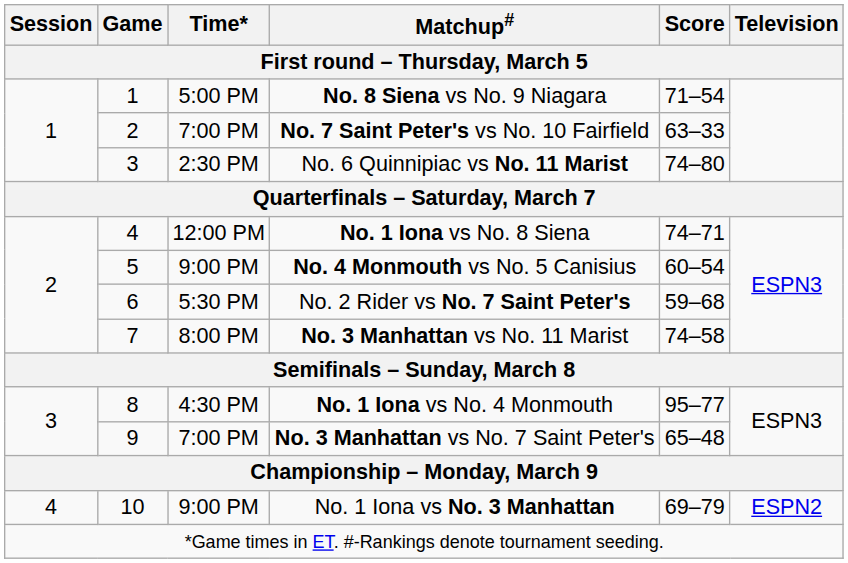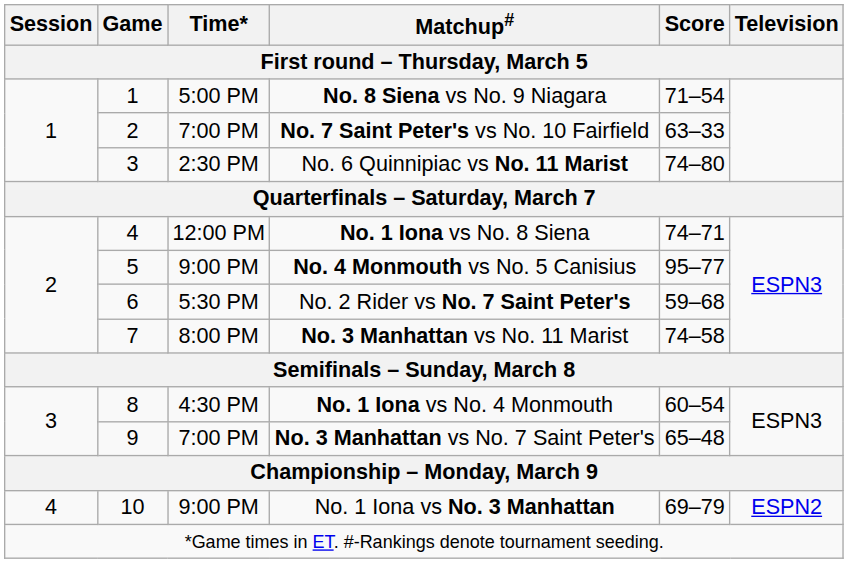(695, 267) 60–54 -> (695, 267) 95–77
(695, 404) 95–77 -> (695, 404) 60–54
